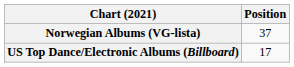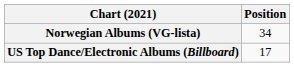(265, 33) 37 -> (265, 33) 34
